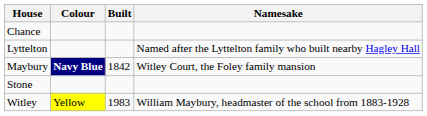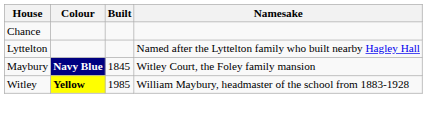(119, 66) 1842 -> (119, 66) 1845
- row: (20, 84)
(69, 102) normal -> (69, 84) bold
(119, 102) 1983 -> (119, 84) 1985
